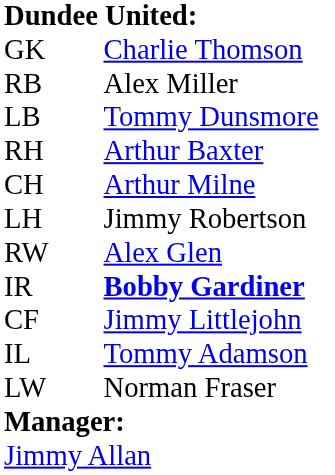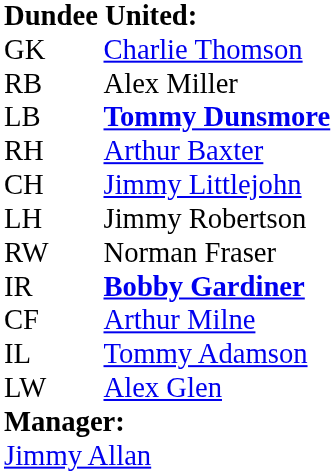(211, 116) normal -> (217, 116) bold
(179, 184) Arthur Milne -> (203, 184) Jimmy Littlejohn
(163, 252) Alex Glen -> (190, 252) Norman Fraser
(203, 319) Jimmy Littlejohn -> (179, 319) Arthur Milne
(190, 387) Norman Fraser -> (163, 387) Alex Glen
